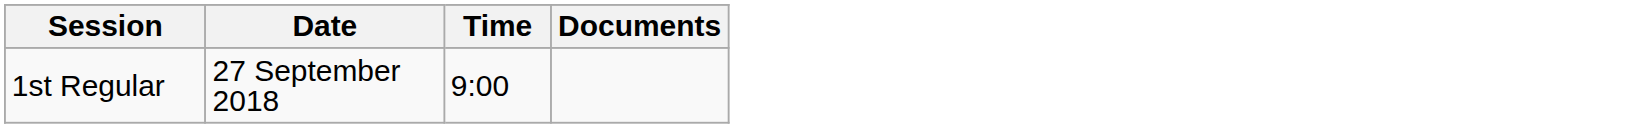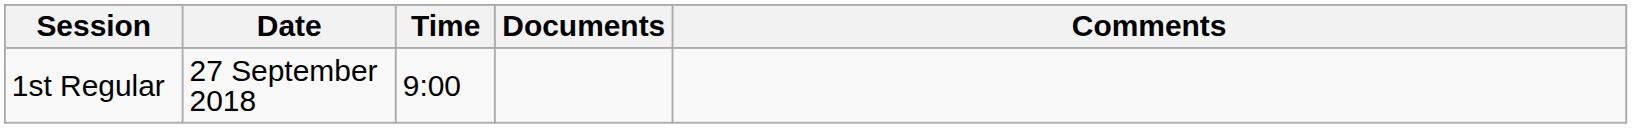+ column: (1149, 26)
